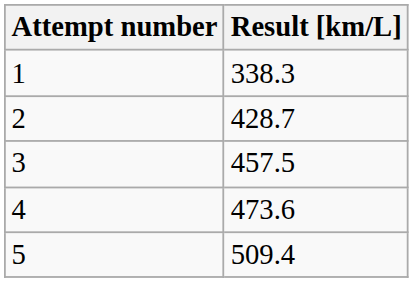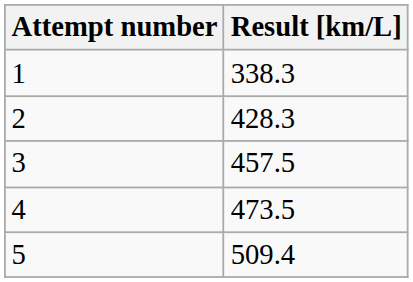(263, 118) 428.7 -> (263, 118) 428.3
(263, 208) 473.6 -> (263, 208) 473.5
